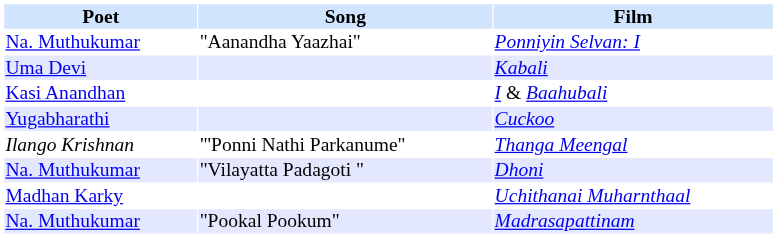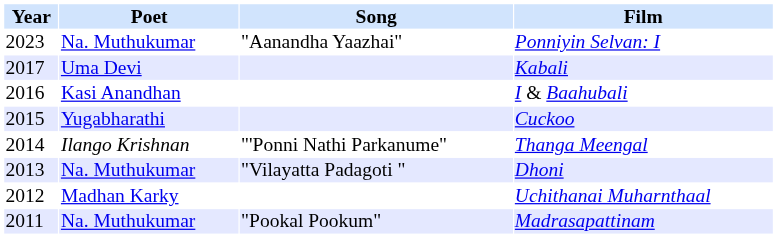+ column: (31, 16)
